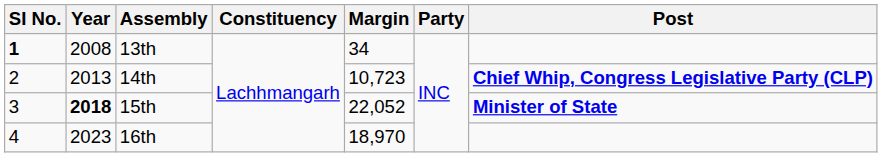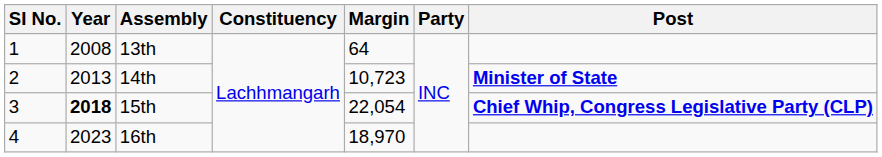(14, 48) bold -> (14, 48) normal
(359, 48) 34 -> (359, 48) 64
(673, 78) Chief Whip, Congress Legislative Party (CLP) -> (545, 78) Minister of State
(377, 107) 22,052 -> (377, 107) 22,054
(545, 107) Minister of State -> (673, 107) Chief Whip, Congress Legislative Party (CLP)
